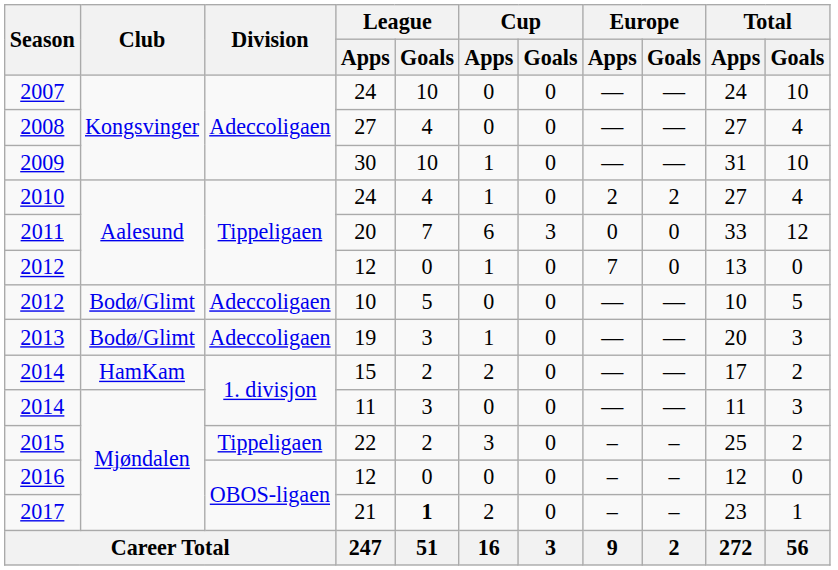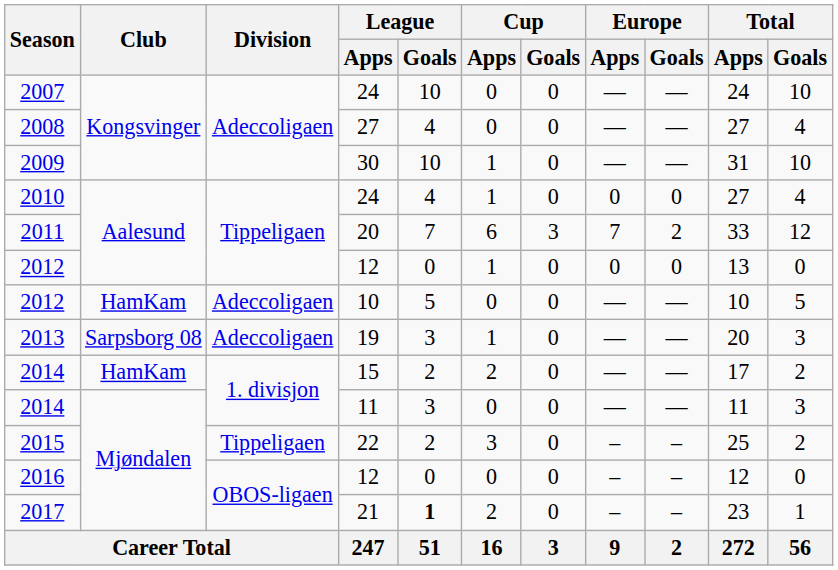(612, 197) 2 -> (615, 197) 0
(674, 197) 2 -> (677, 197) 0
(612, 232) 0 -> (615, 232) 7
(674, 232) 0 -> (677, 232) 2
(612, 267) 7 -> (615, 267) 0
(142, 302) Bodø/Glimt -> (143, 302) HamKam
(142, 337) Bodø/Glimt -> (143, 337) Sarpsborg 08
